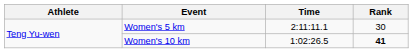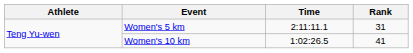(381, 27) 30 -> (381, 27) 31
(381, 41) bold -> (381, 41) normal
